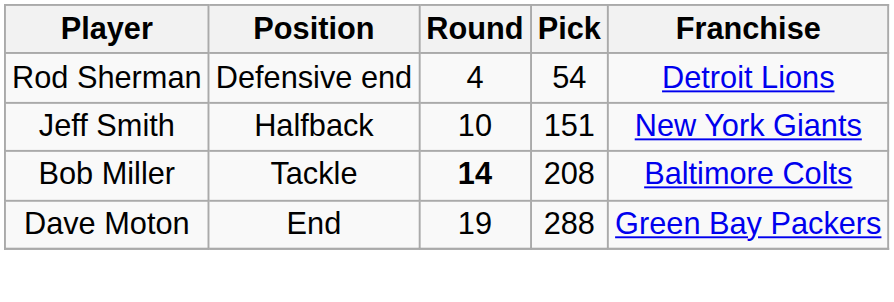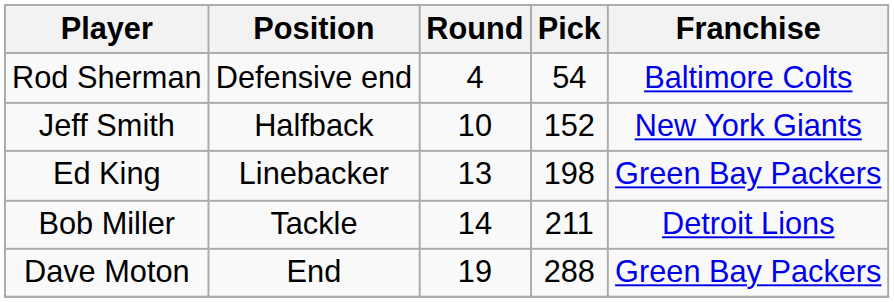(748, 77) Detroit Lions -> (748, 77) Baltimore Colts
(569, 126) 151 -> (569, 126) 152
+ row: (107, 175)
(475, 175) bold -> (475, 223) normal
(569, 175) 208 -> (569, 223) 211
(748, 175) Baltimore Colts -> (748, 223) Detroit Lions
